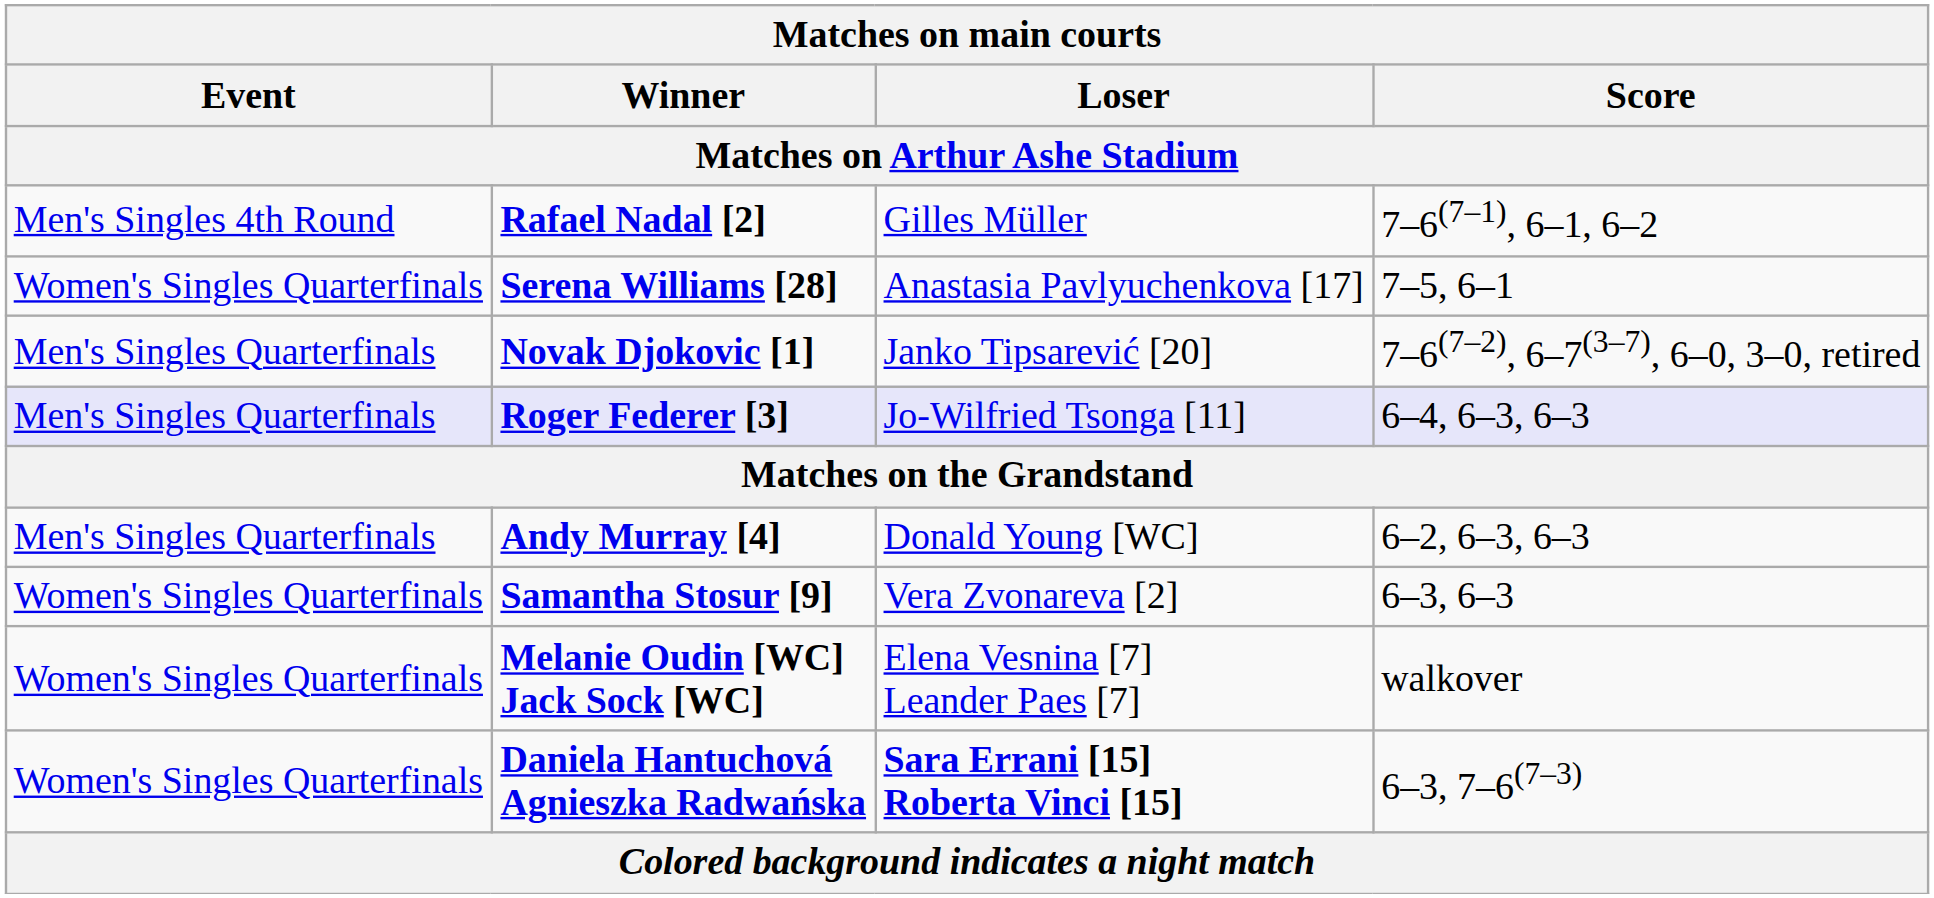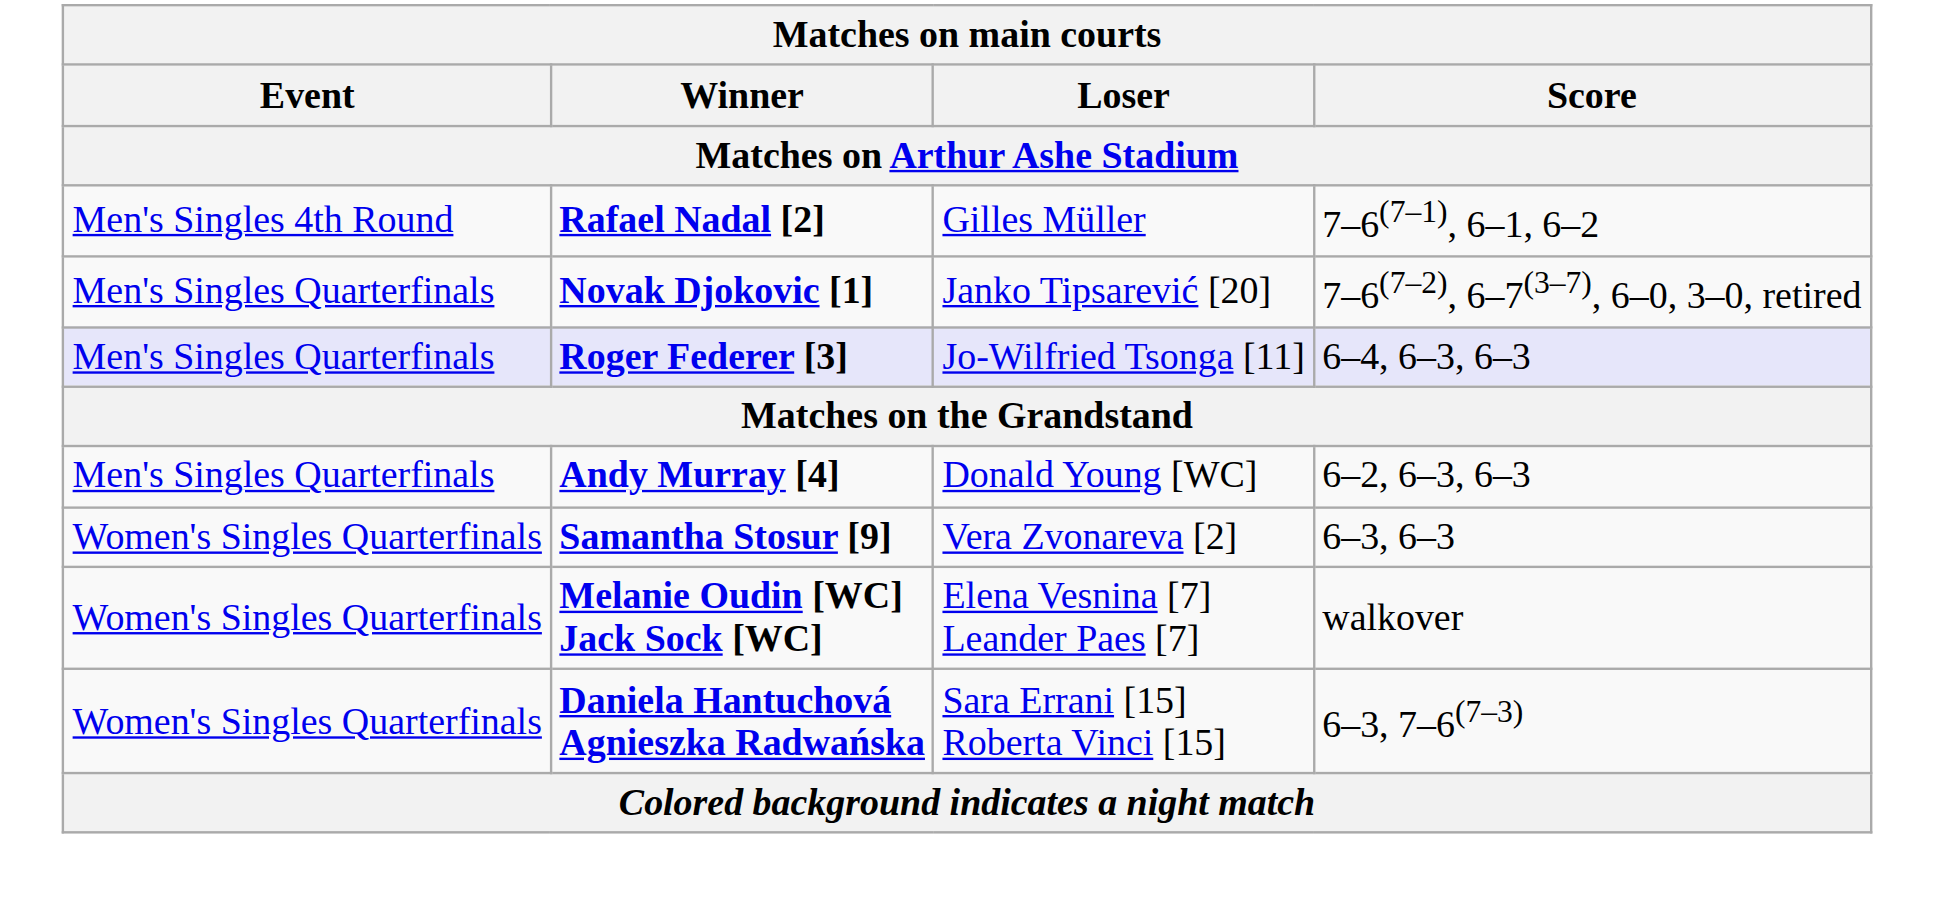- row: (669, 285)
(1033, 780) bold -> (1084, 720) normal
